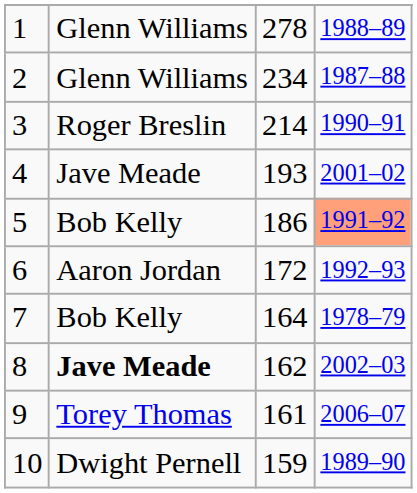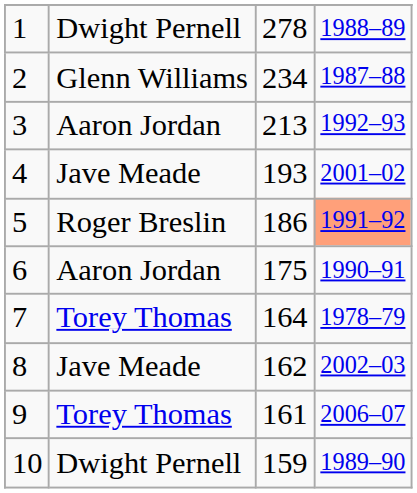(152, 28) Glenn Williams -> (149, 28) Dwight Pernell
(141, 125) Roger Breslin -> (139, 125) Aaron Jordan
(285, 125) 214 -> (285, 125) 213
(363, 125) 1990–91 -> (363, 125) 1992–93
(119, 221) Bob Kelly -> (141, 221) Roger Breslin
(285, 269) 172 -> (285, 269) 175
(363, 269) 1992–93 -> (363, 269) 1990–91
(119, 317) Bob Kelly -> (144, 317) Torey Thomas
(134, 366) bold -> (129, 366) normal
